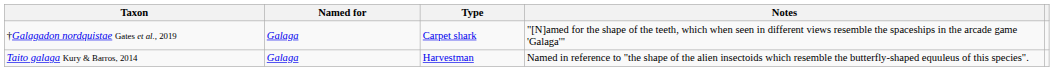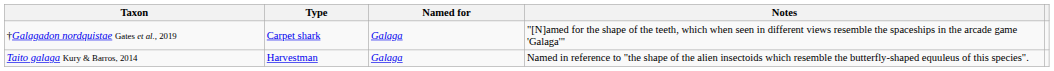columns swapped: (472, 12) <-> (342, 12)
